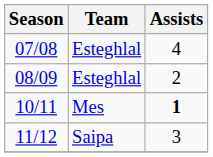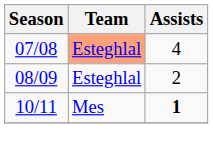(107, 48) no background -> (107, 48) lightsalmon background
- row: (36, 136)
